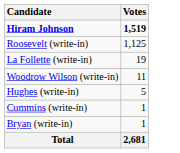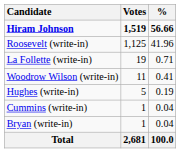+ column: (162, 12)
